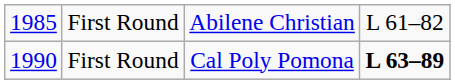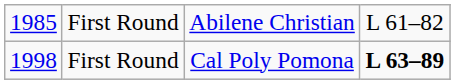(33, 60) 1990 -> (33, 60) 1998
